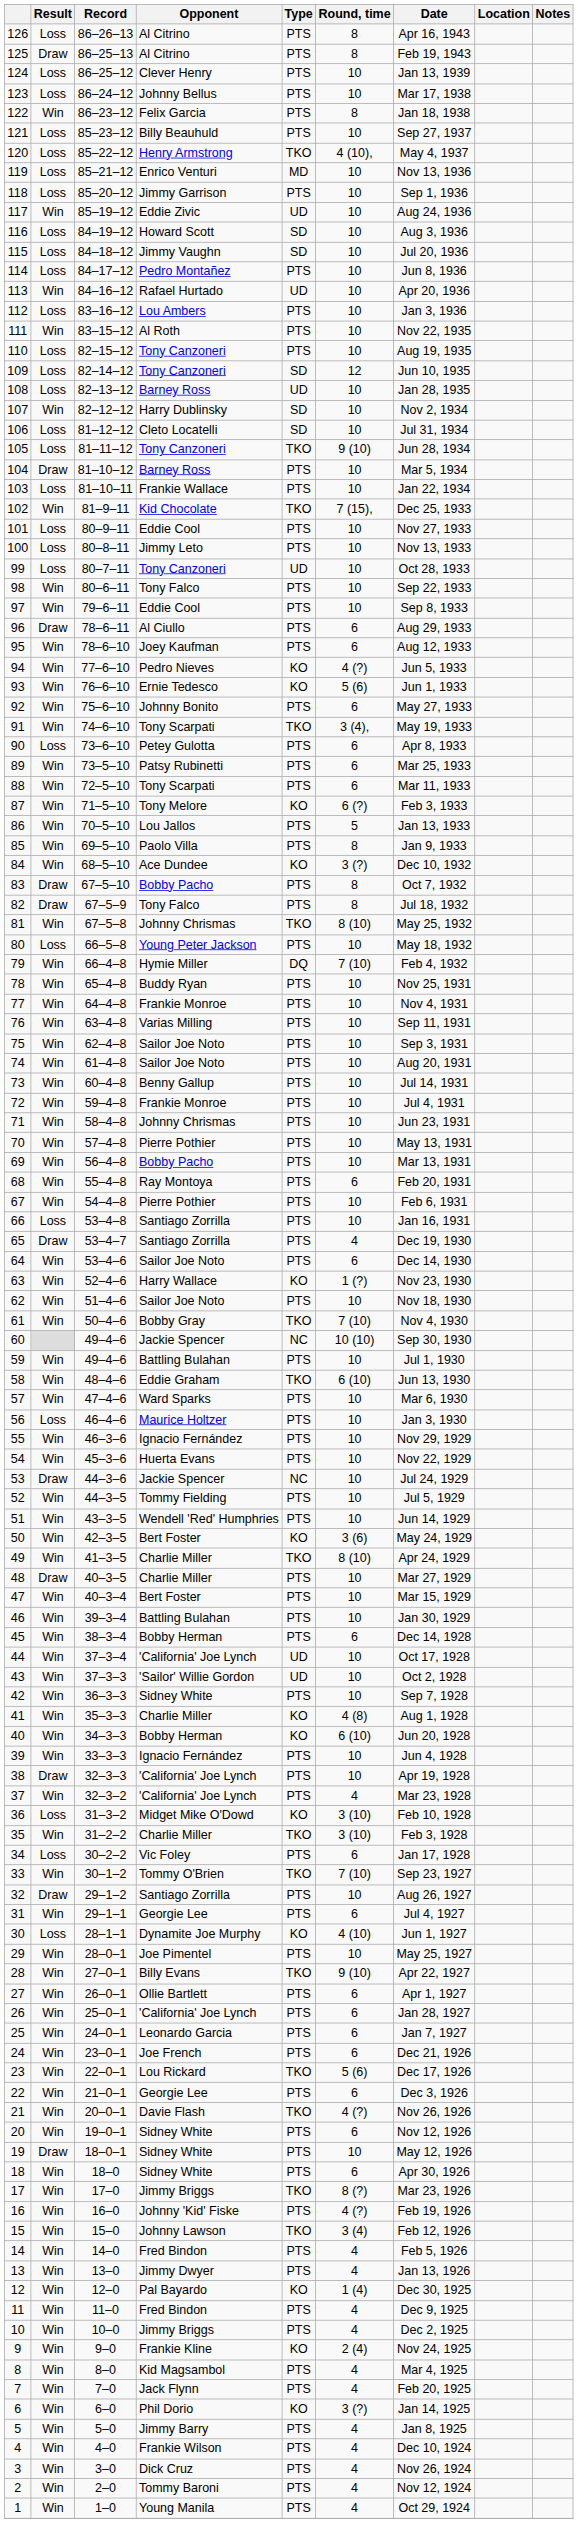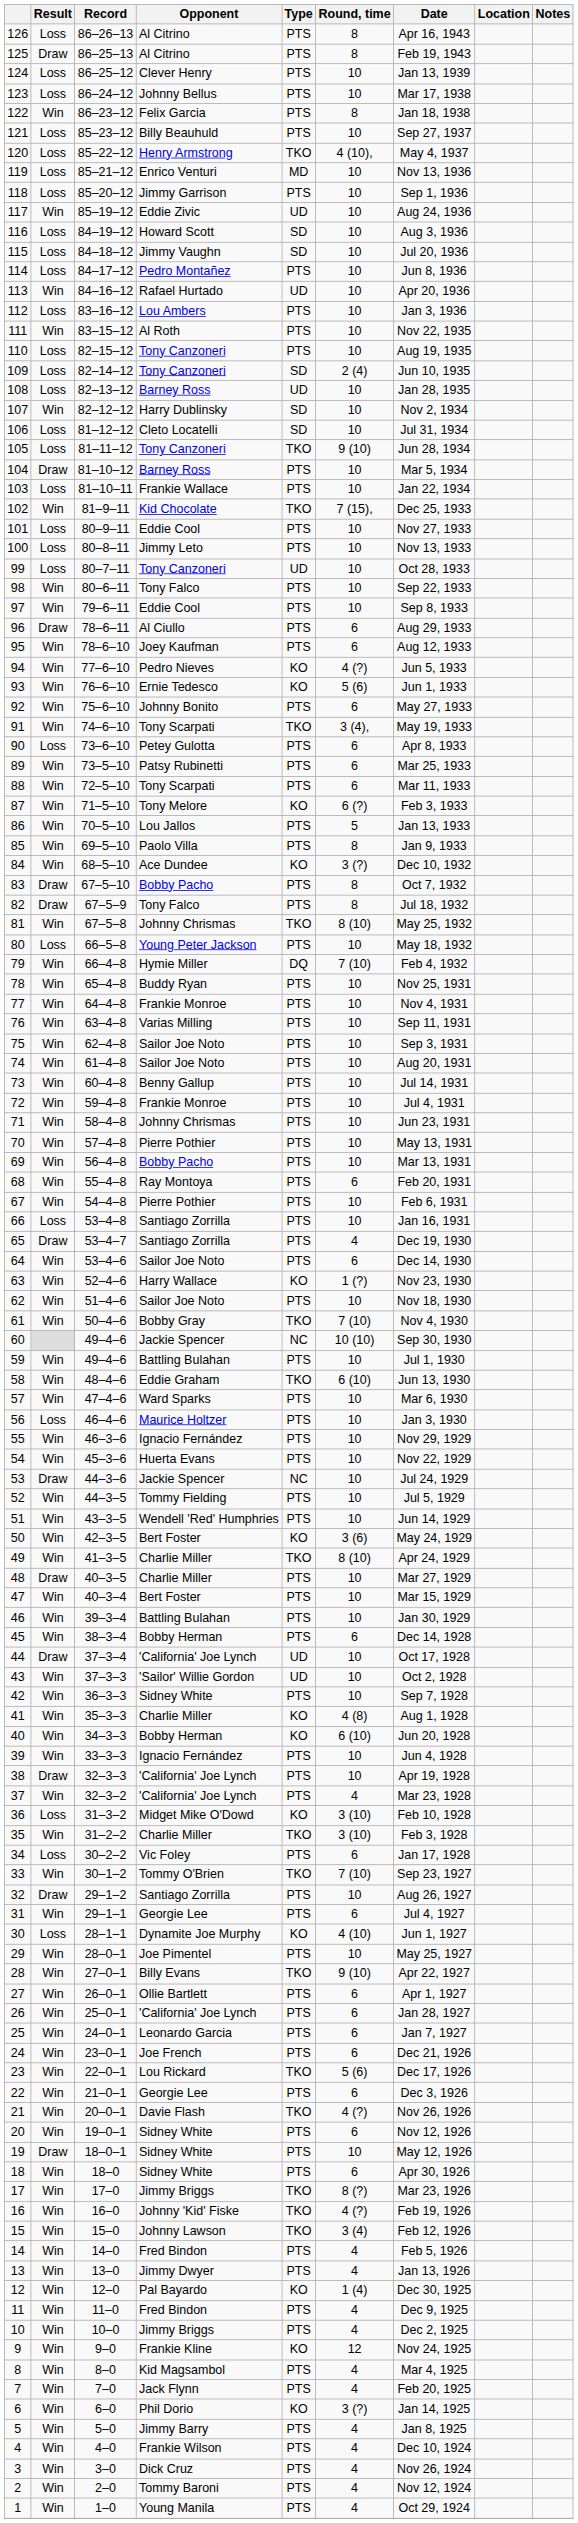(355, 370) 12 -> (355, 370) 2 (4)
(53, 1657) Win -> (53, 1657) Draw
(299, 2211) PTS -> (299, 2211) TKO
(355, 2349) 2 (4) -> (355, 2349) 12
